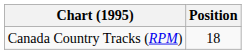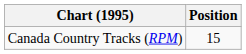(213, 37) 18 -> (213, 37) 15
